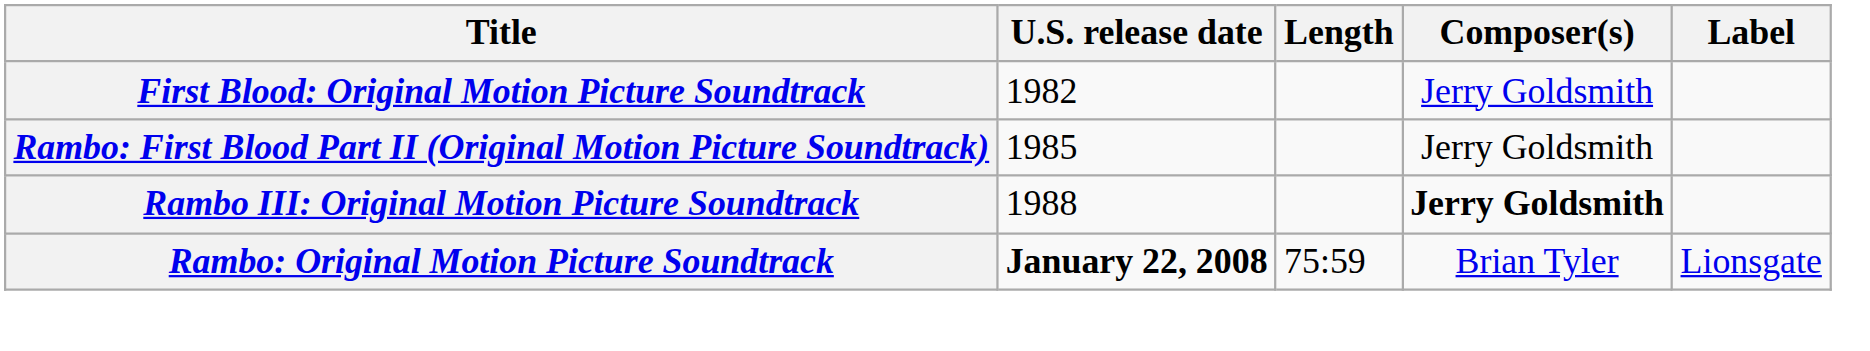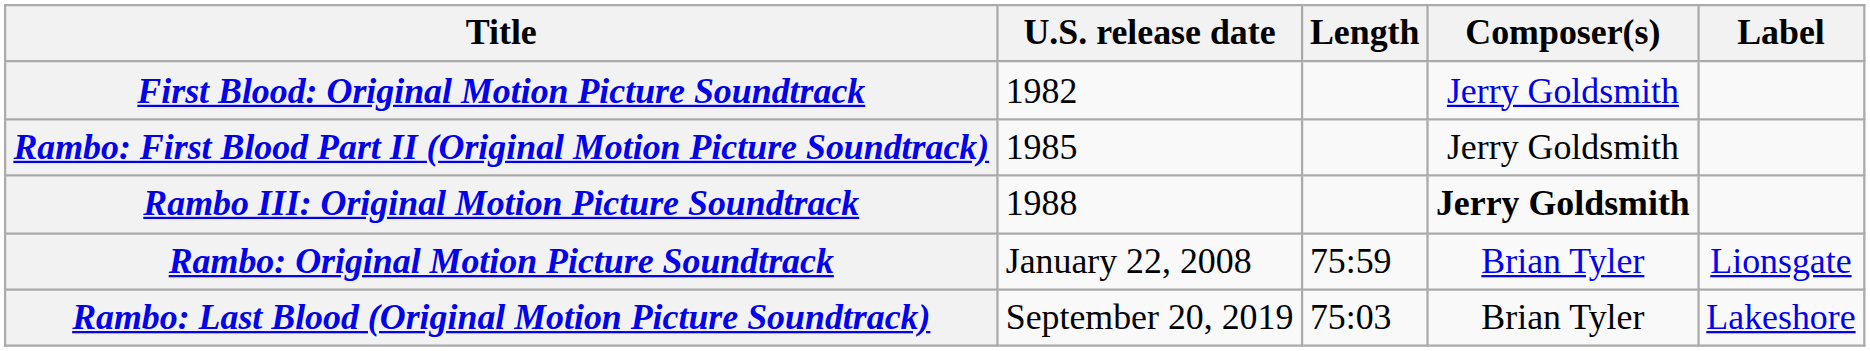(1137, 260) bold -> (1129, 260) normal
+ row: (501, 317)
